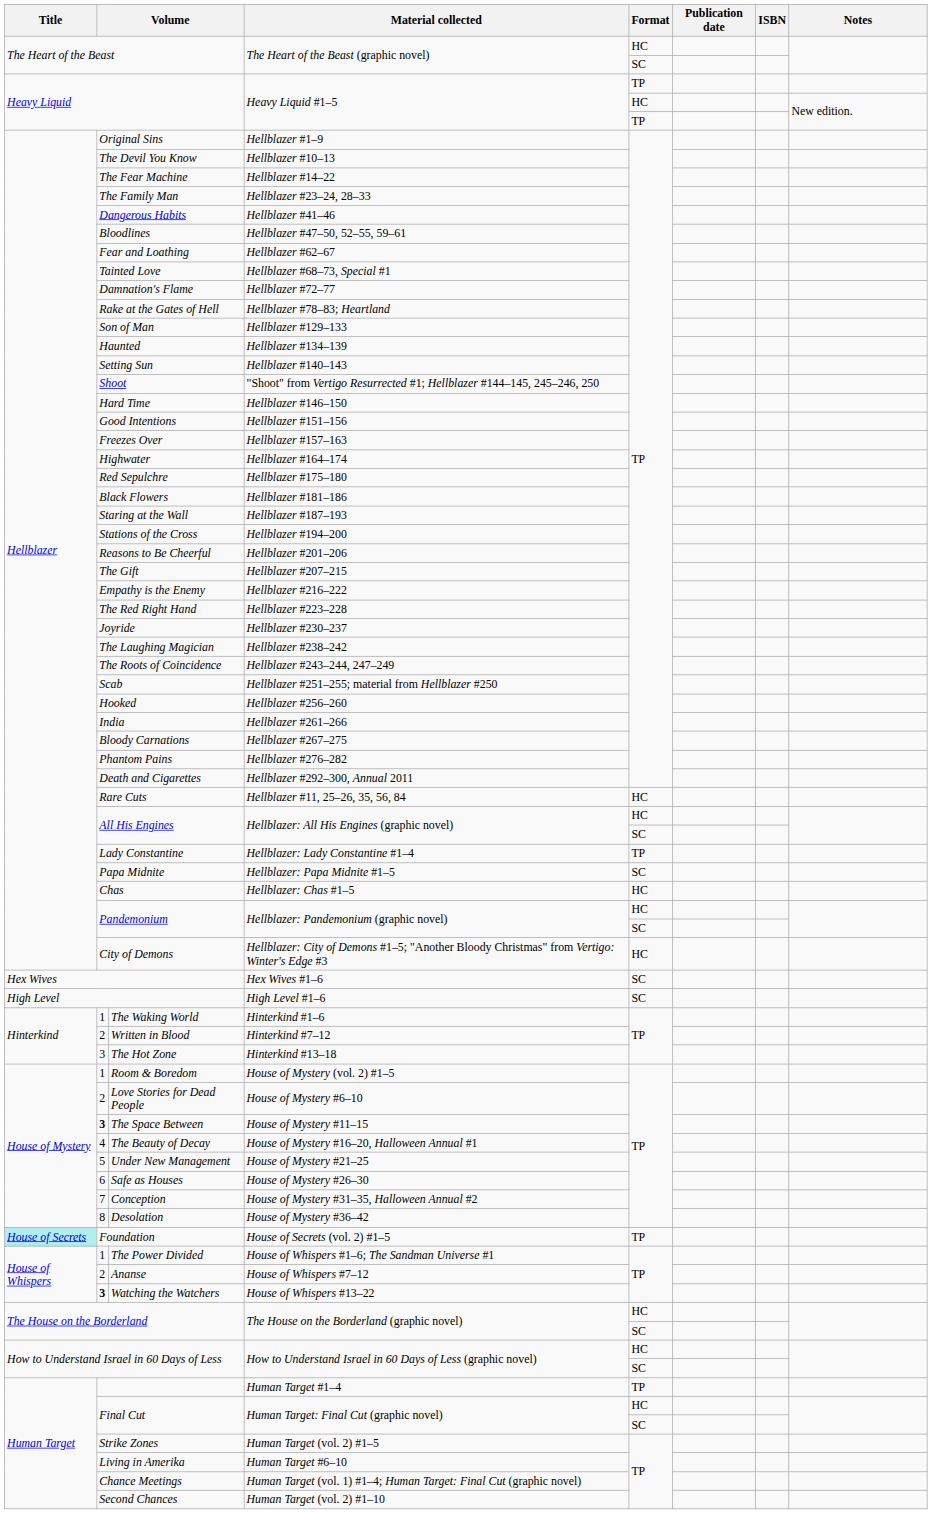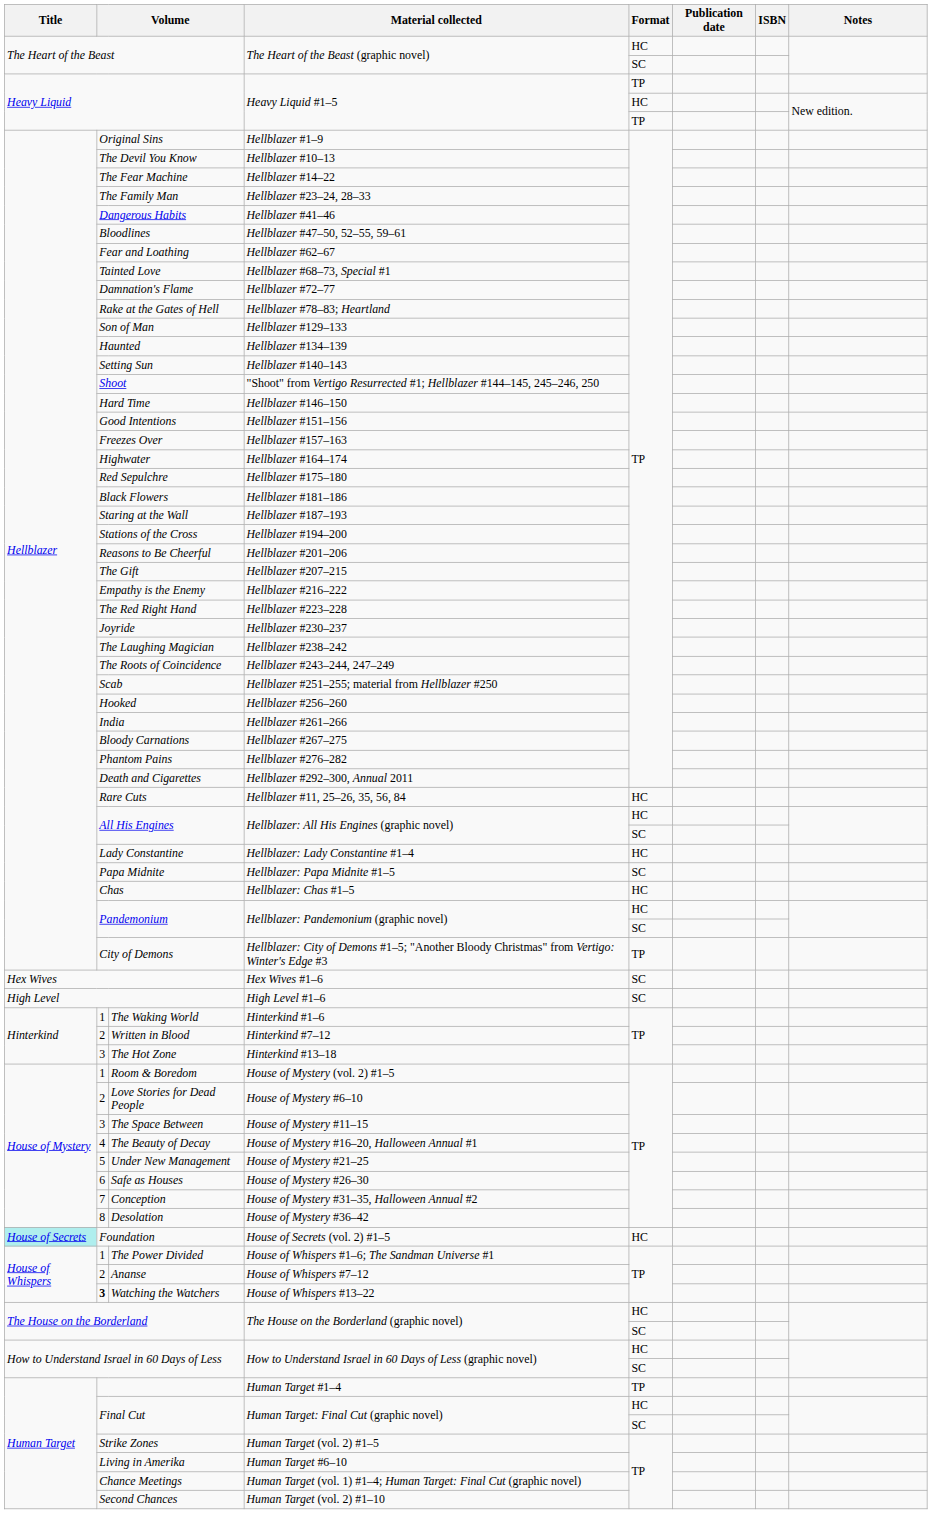(638, 853) TP -> (640, 853) HC
(640, 953) HC -> (638, 953) TP
(102, 1124) bold -> (102, 1124) normal
(638, 1236) TP -> (640, 1236) HC
